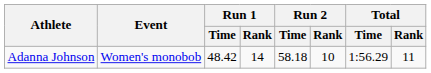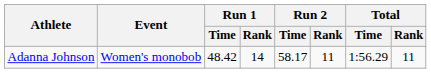(293, 57) 58.18 -> (293, 57) 58.17
(328, 57) 10 -> (328, 57) 11
